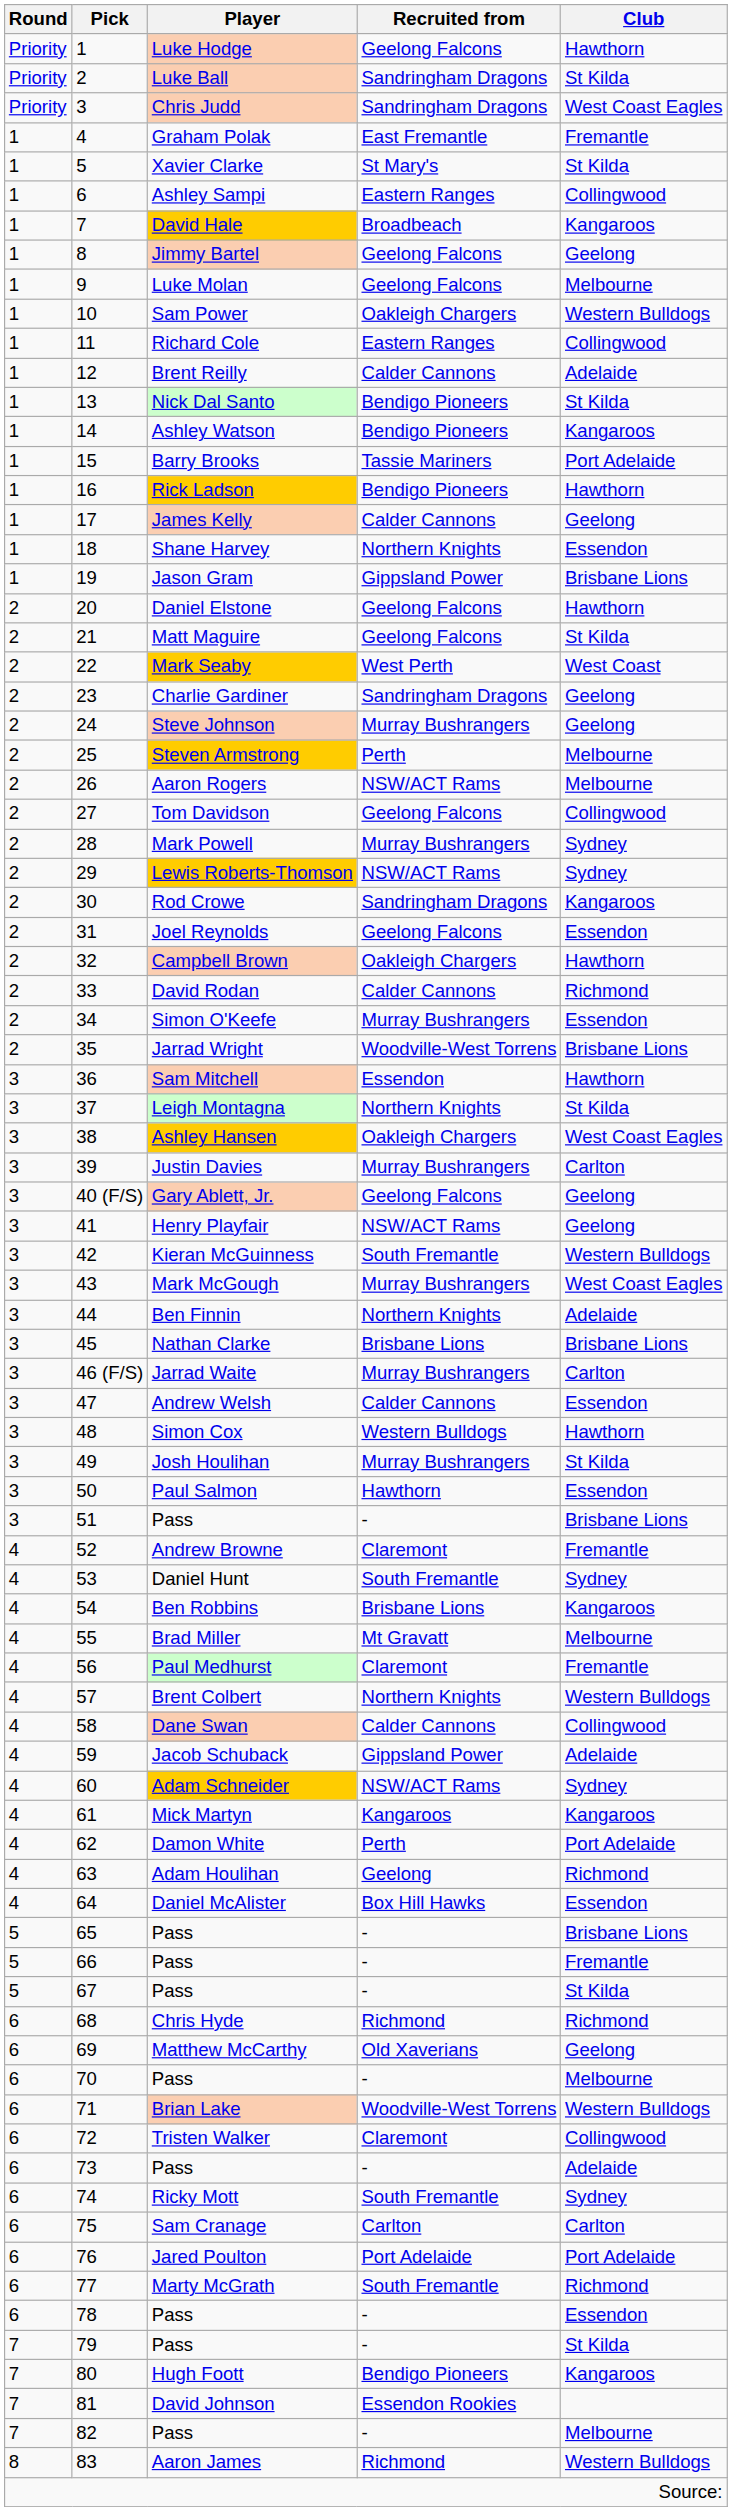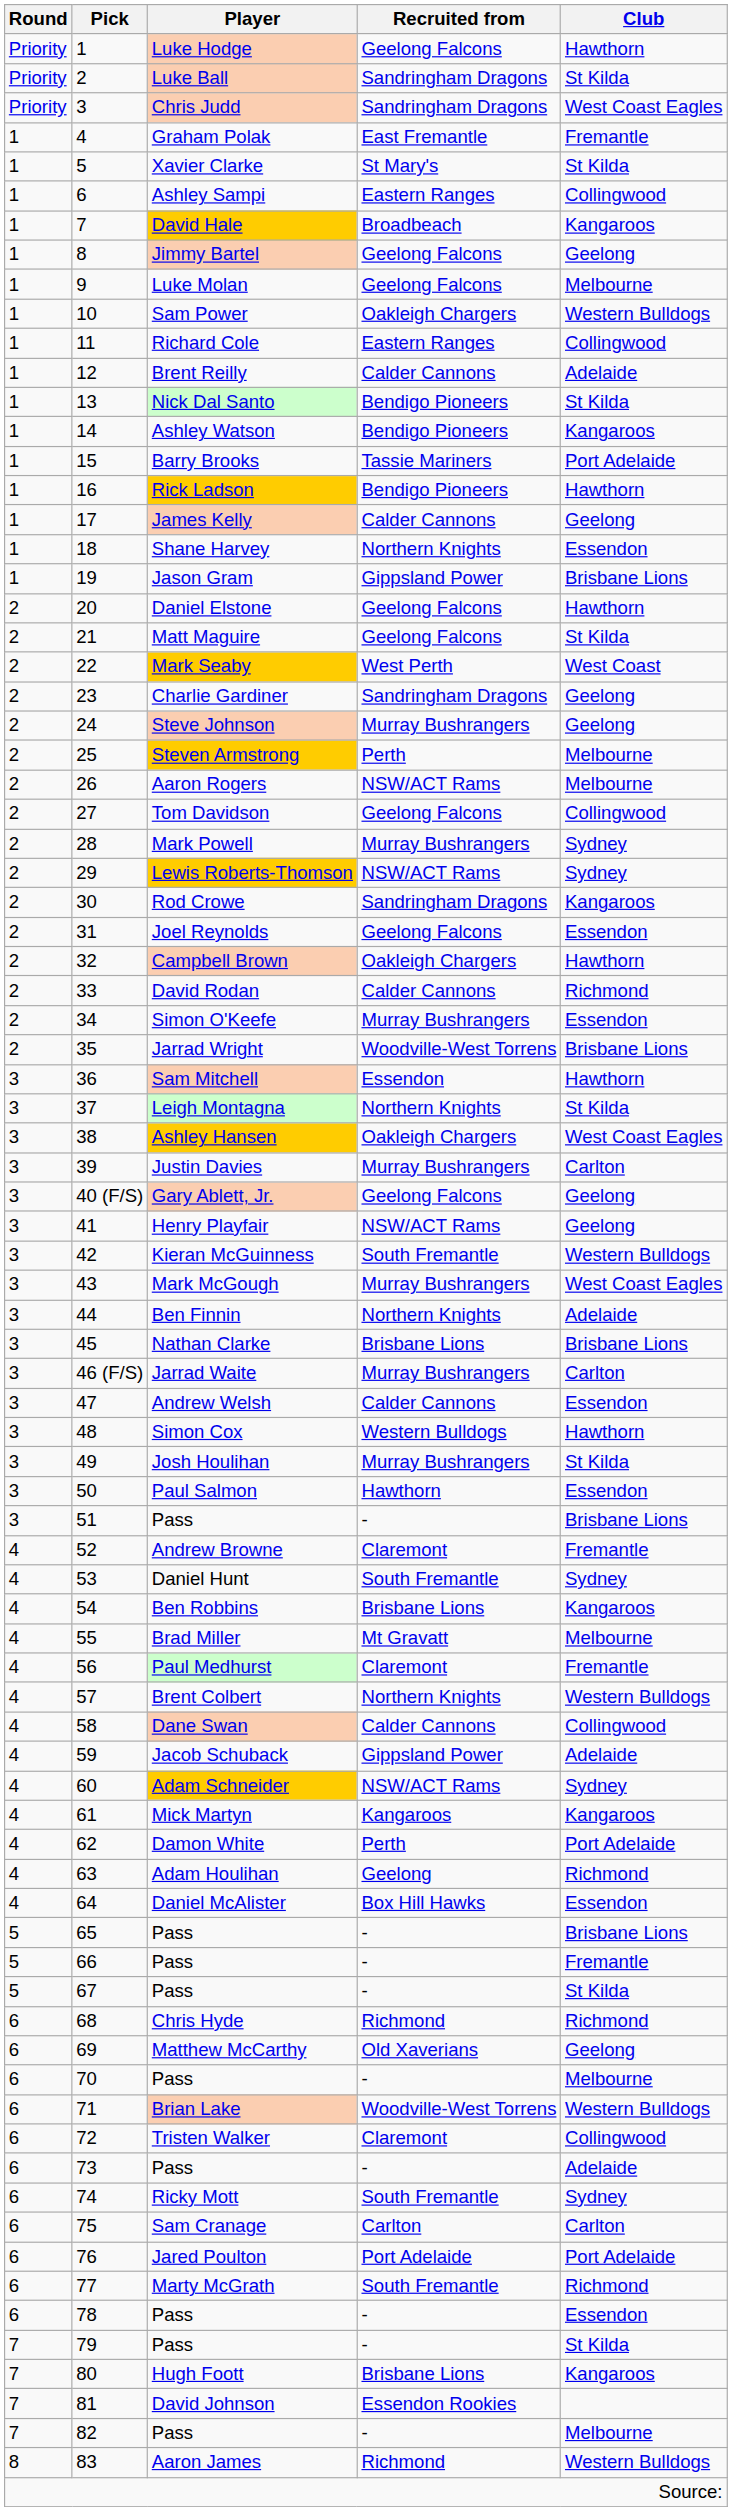(435, 2374) Bendigo Pioneers -> (423, 2374) Brisbane Lions
